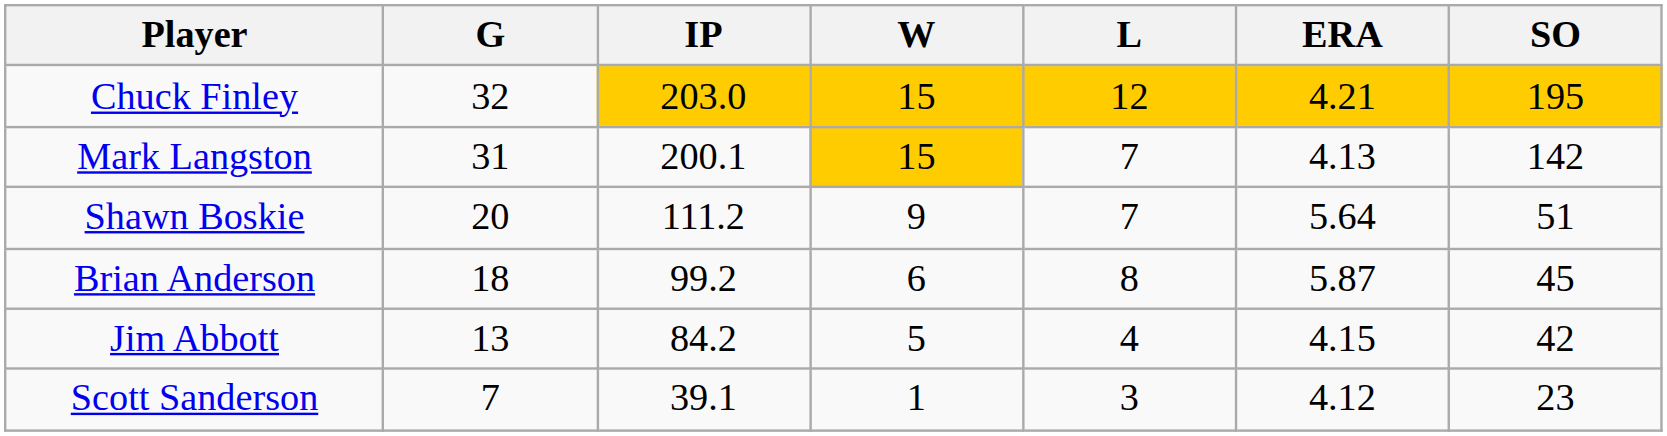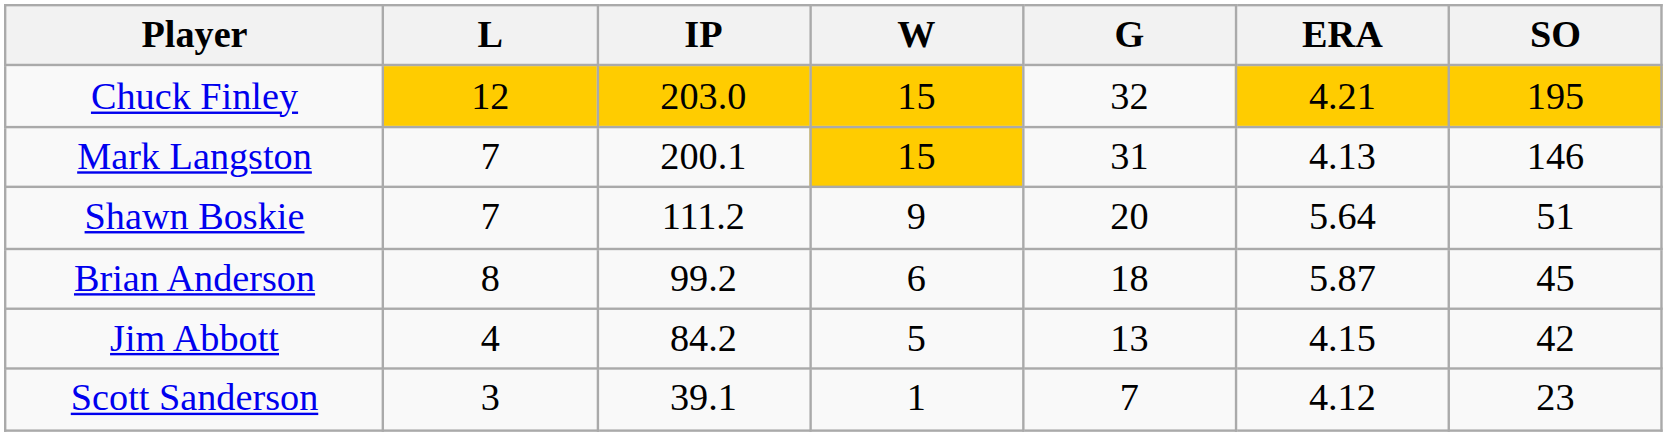columns swapped: (490, 34) <-> (1129, 34)
(1555, 156) 142 -> (1555, 156) 146
